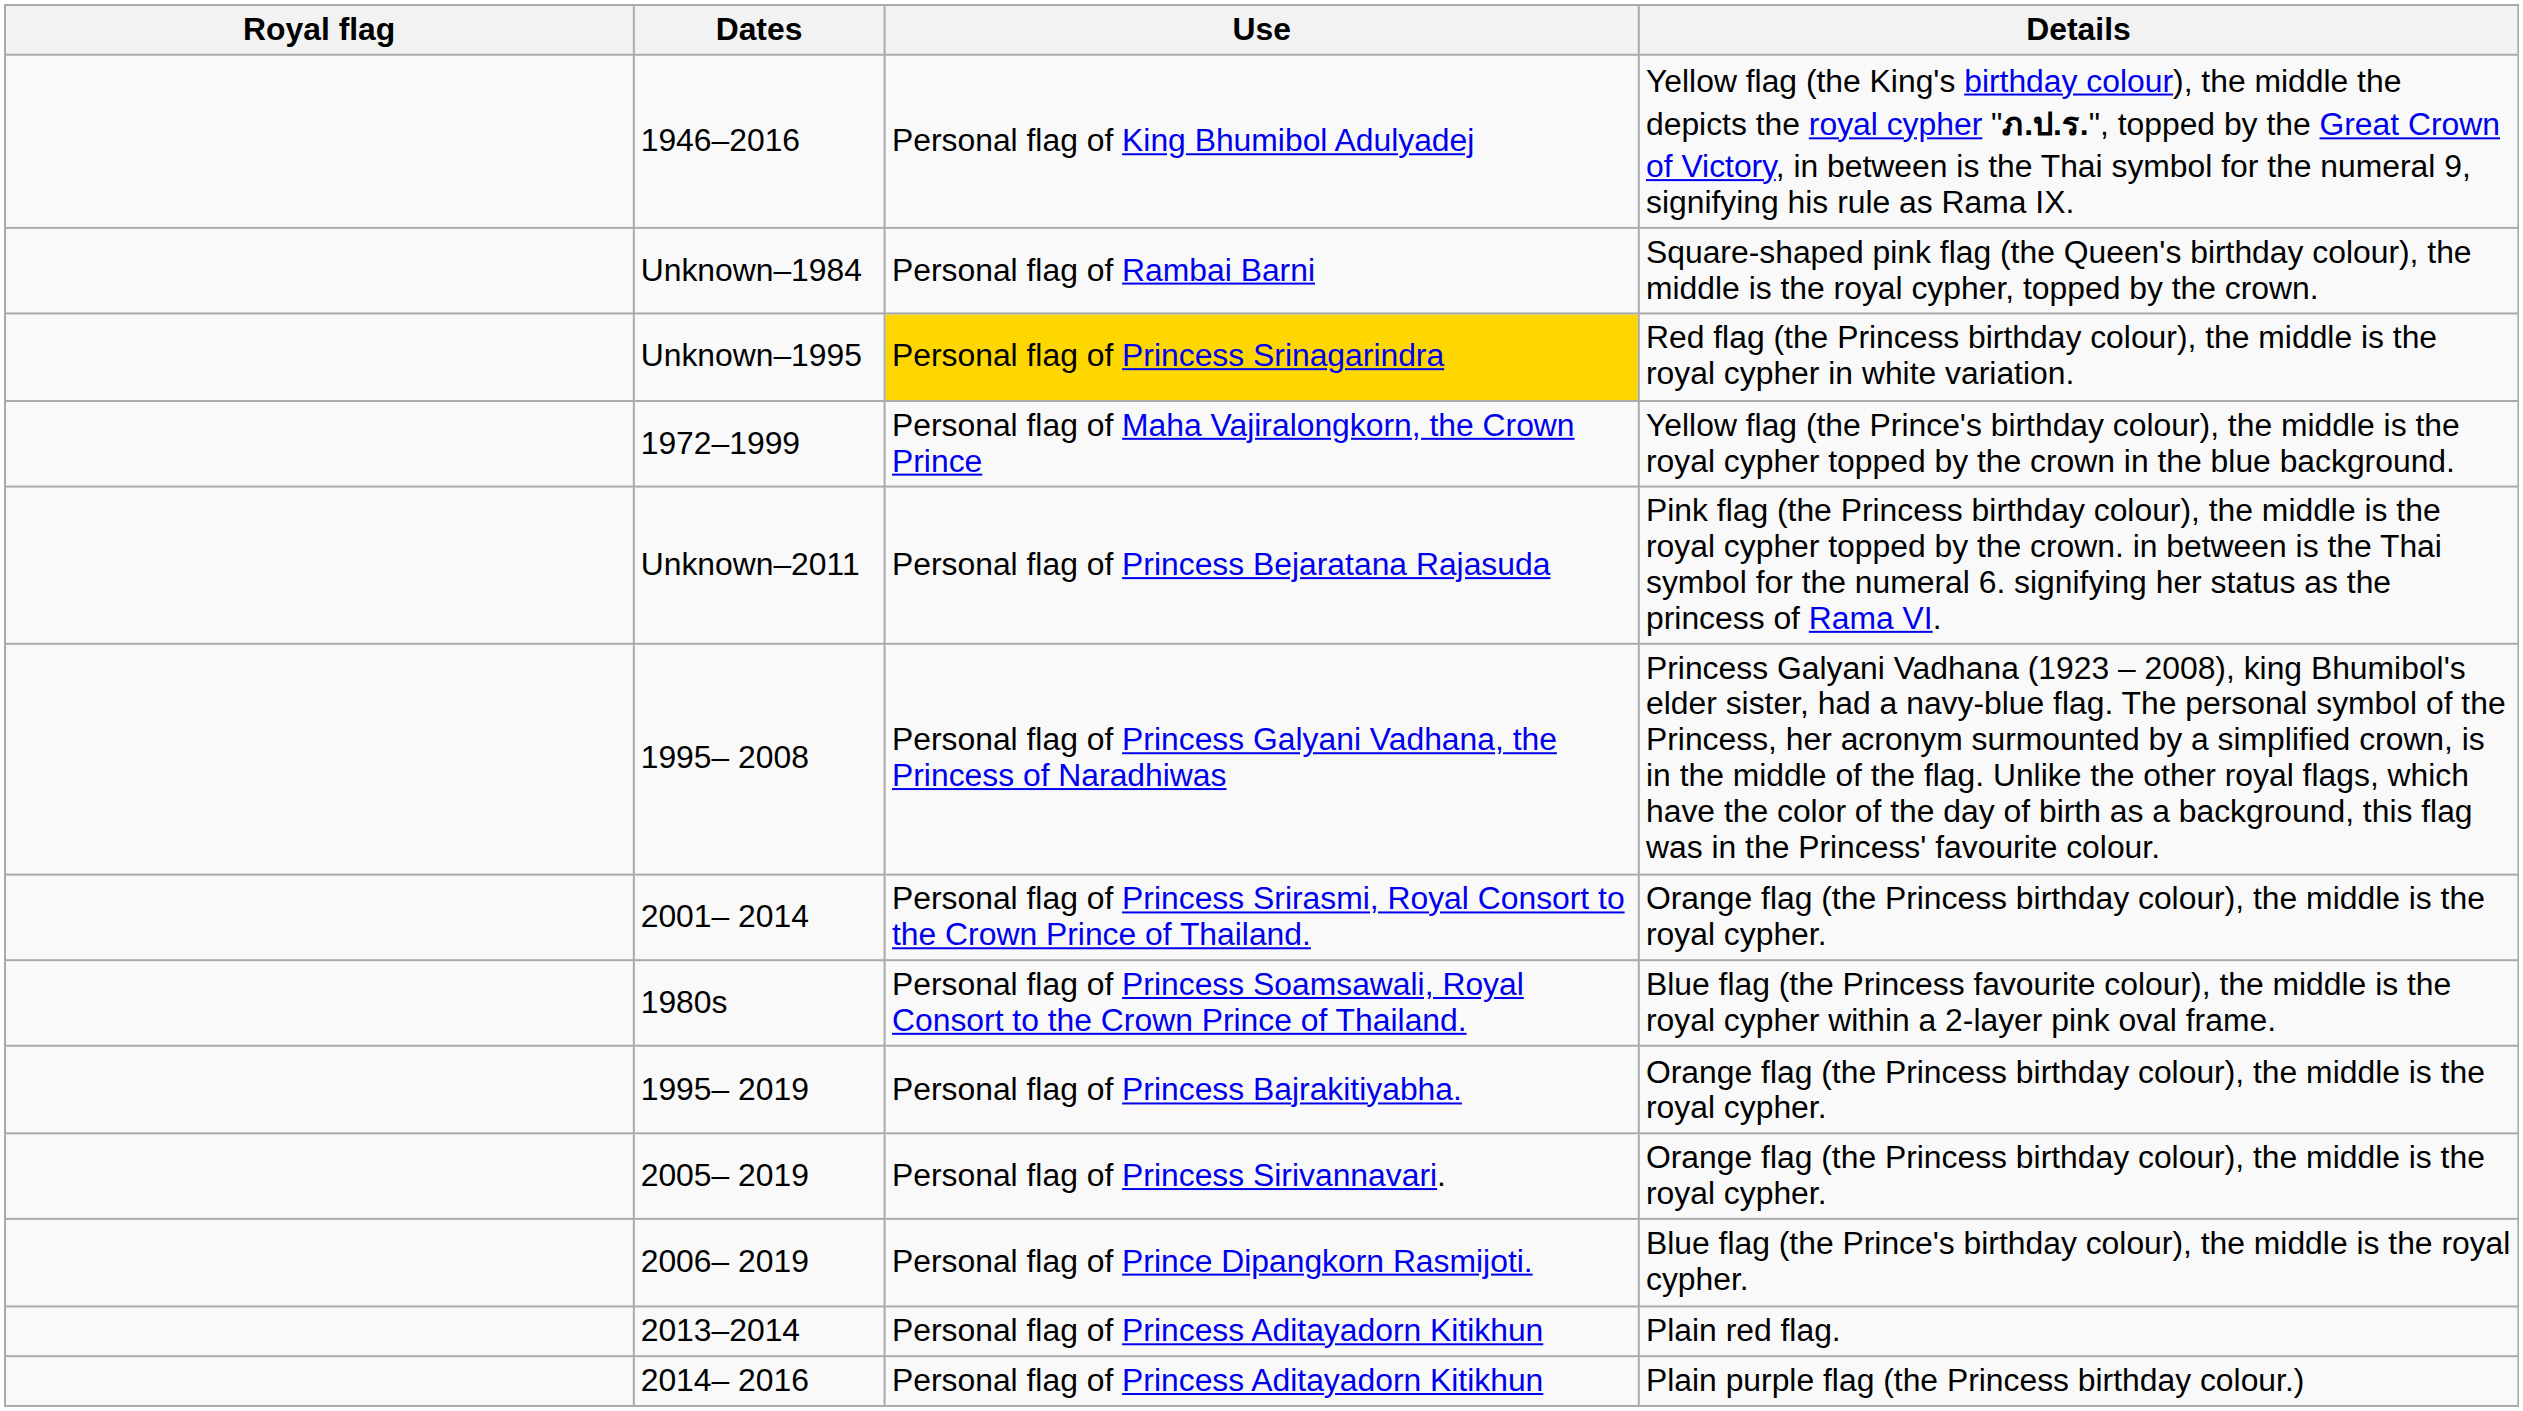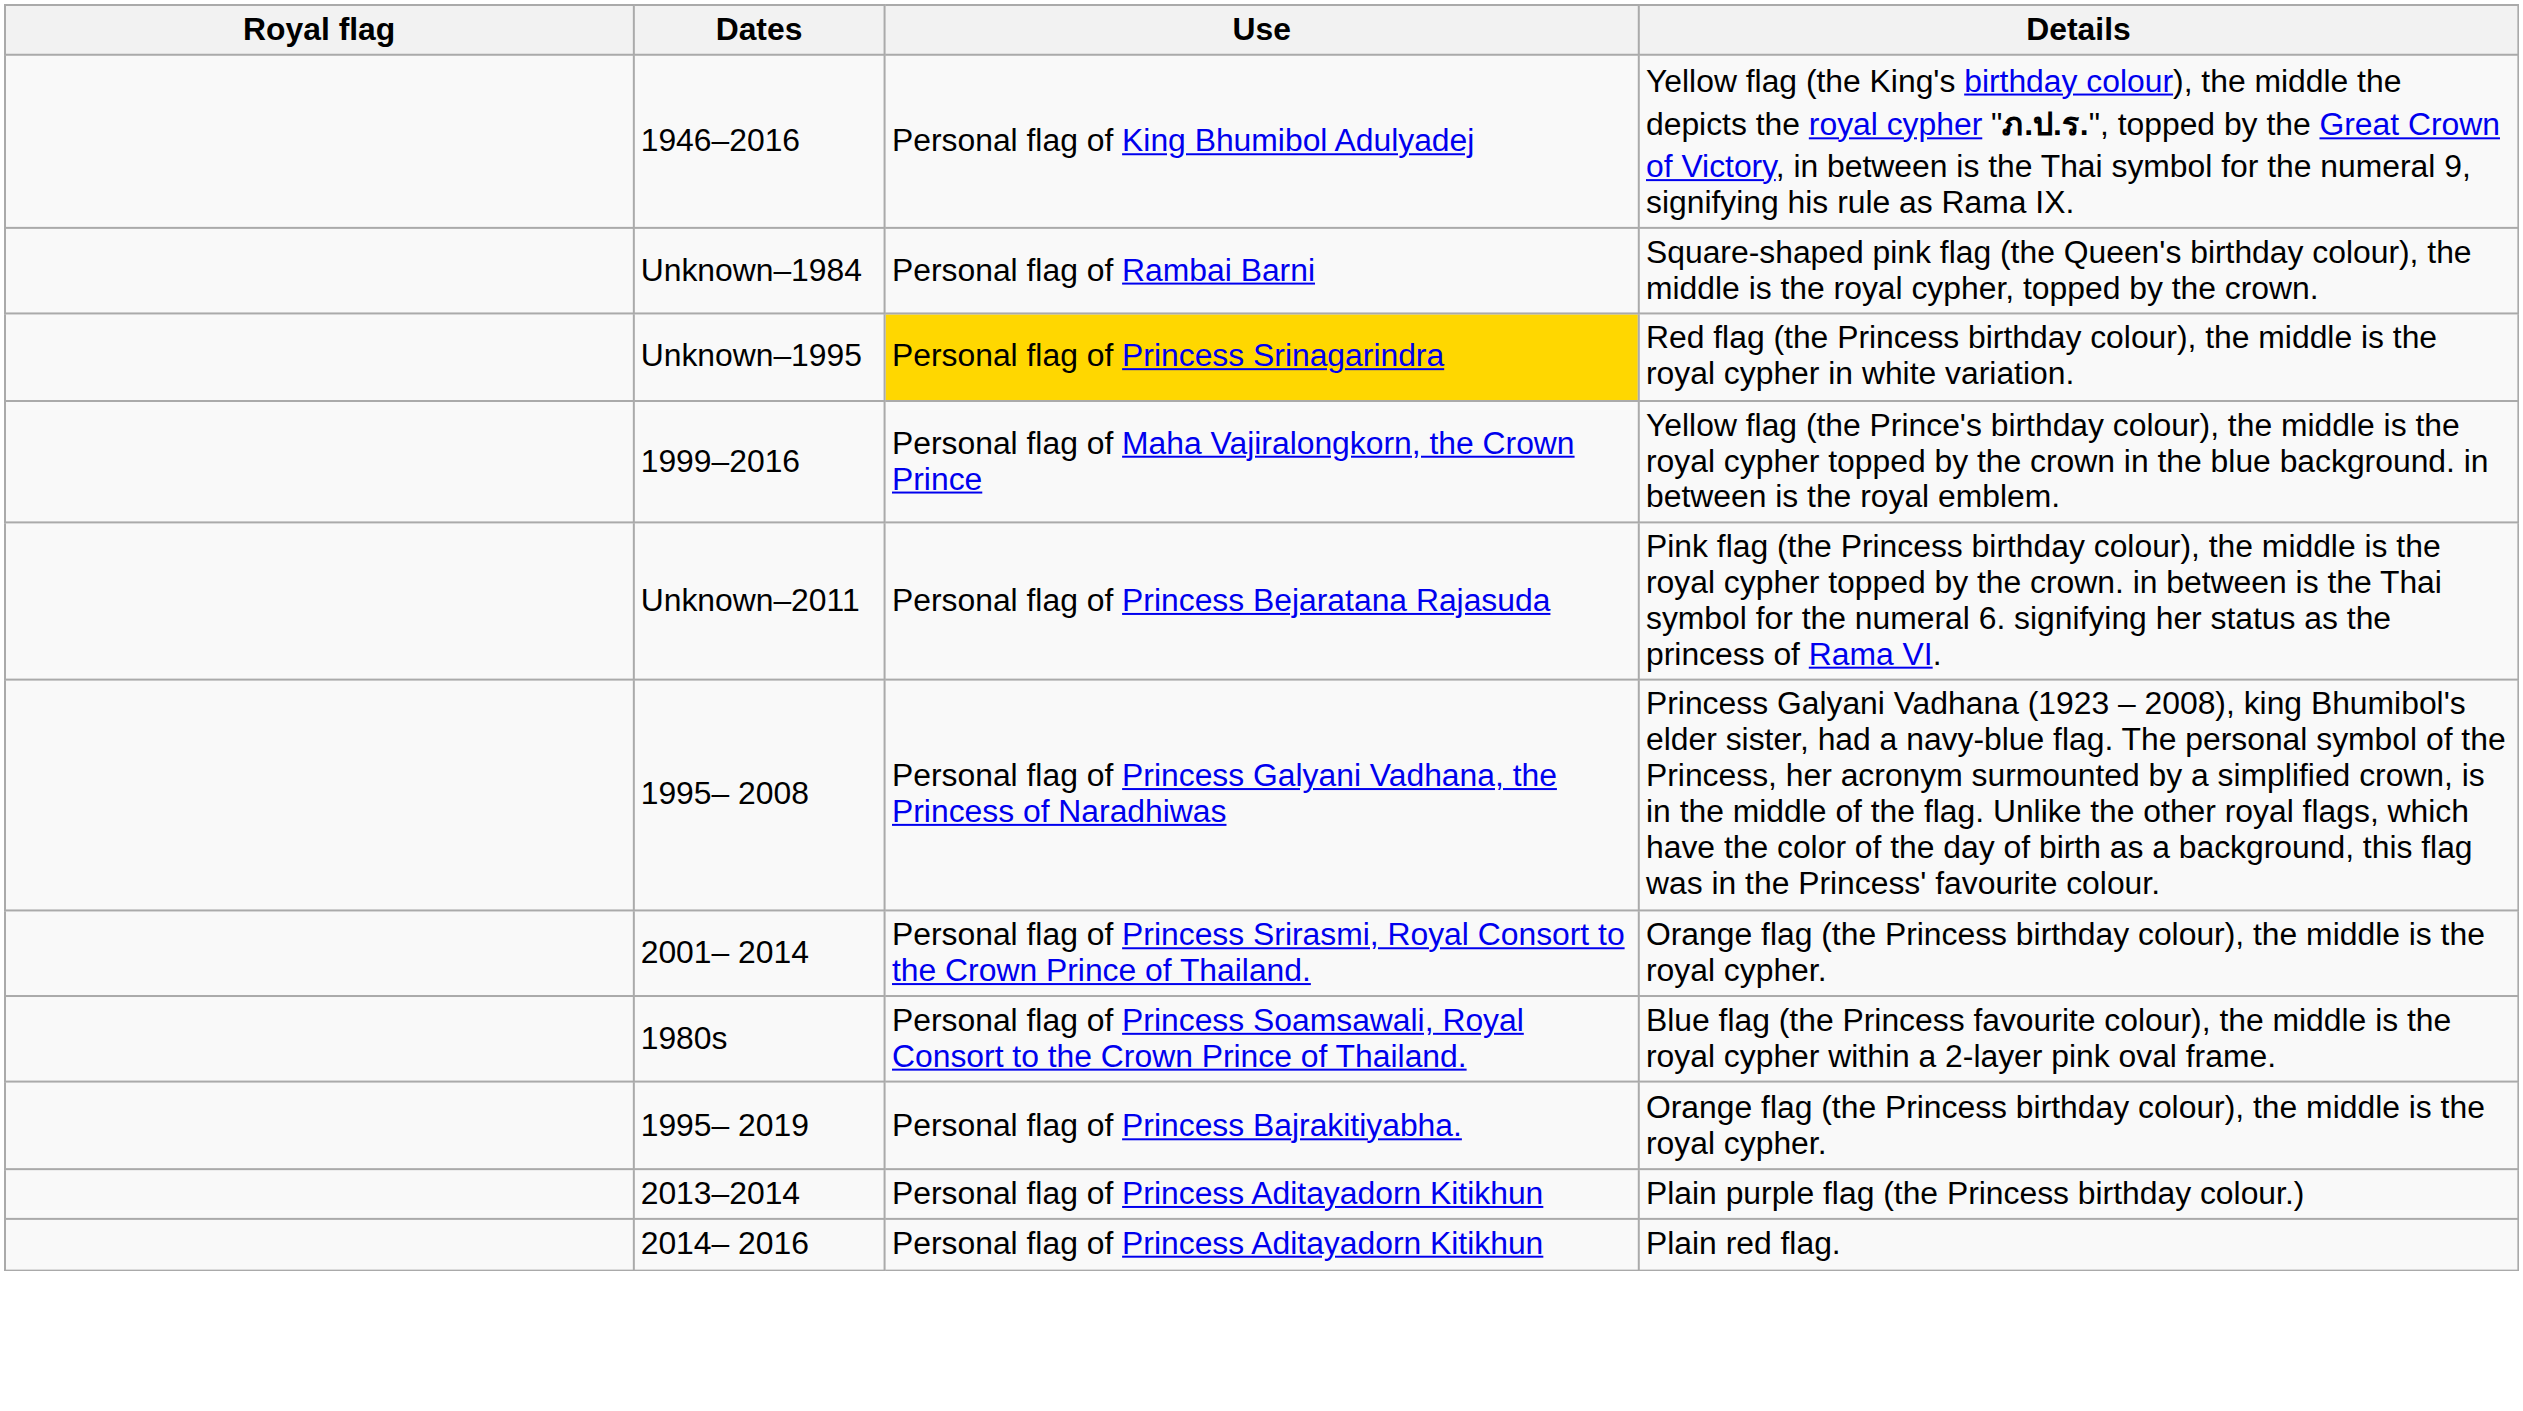- row: (720, 442)
+ row: (720, 460)
- row: (725, 1175)
- row: (725, 1261)
(1743, 1330) Plain red flag. -> (1975, 1193) Plain purple flag (the Princess birthday colour.)
(1975, 1380) Plain purple flag (the Princess birthday colour.) -> (1743, 1243) Plain red flag.
